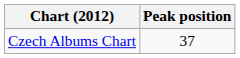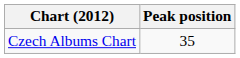(187, 41) 37 -> (187, 41) 35
